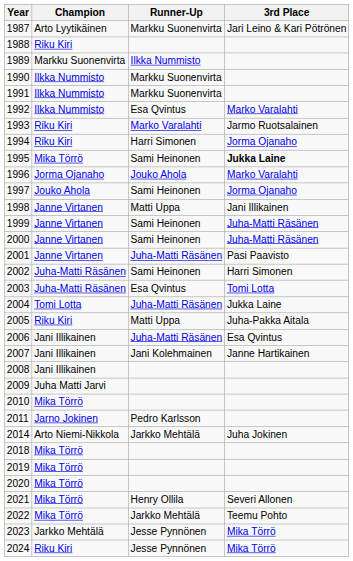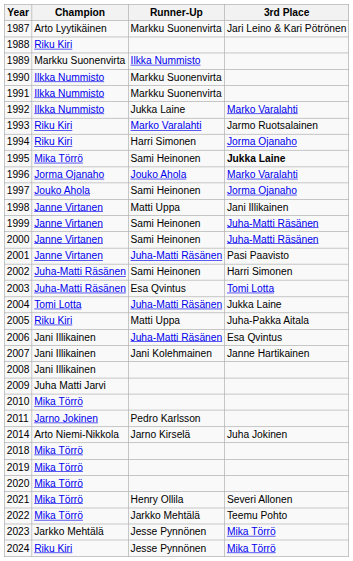(158, 110) Esa Qvintus -> (158, 110) Jukka Laine
(165, 434) Jarkko Mehtälä -> (160, 434) Jarno Kirselä
